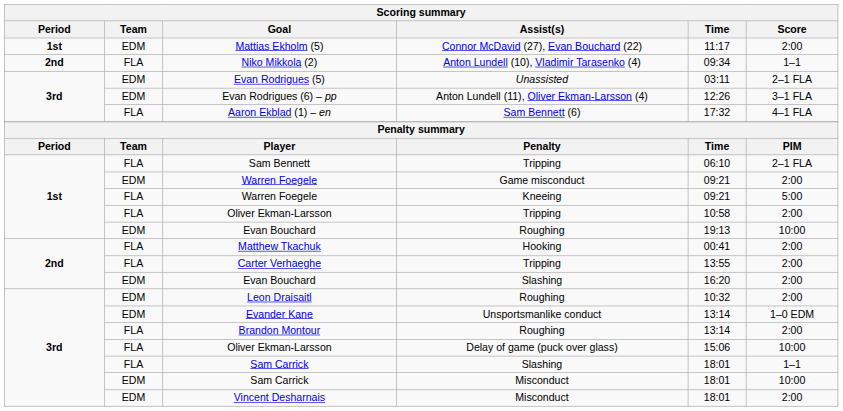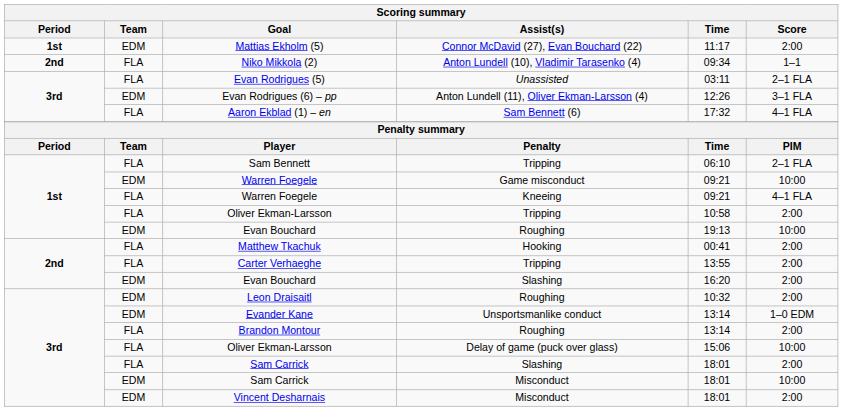(134, 79) EDM -> (134, 79) FLA
(792, 180) 2:00 -> (792, 180) 10:00
(792, 197) 5:00 -> (792, 197) 4–1 FLA
(792, 364) 1–1 -> (792, 364) 2:00
